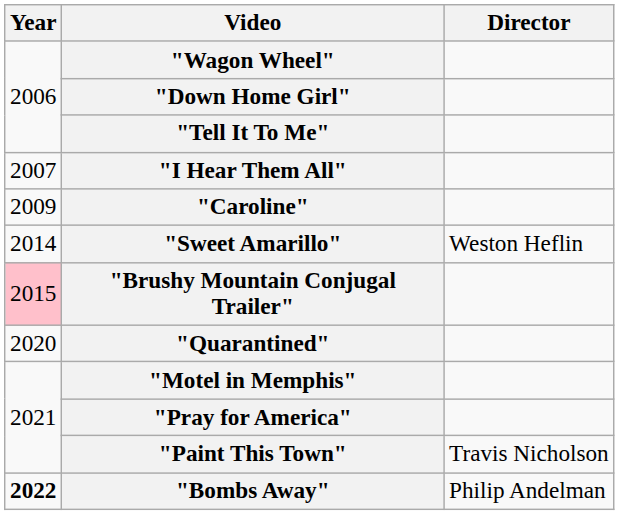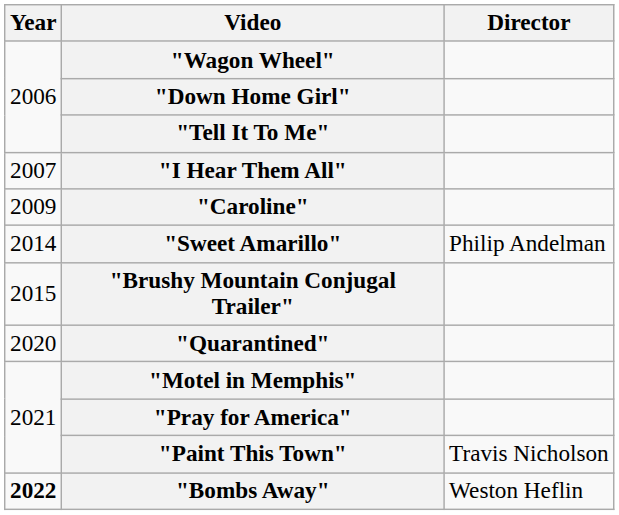(516, 243) Weston Heflin -> (527, 243) Philip Andelman
(33, 293) pink background -> (33, 293) no background
(527, 490) Philip Andelman -> (516, 490) Weston Heflin
